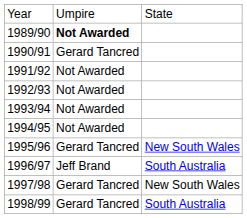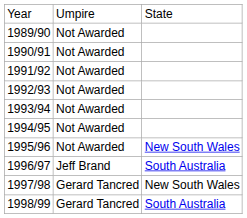(93, 33) bold -> (90, 33) normal
(98, 52) Gerard Tancred -> (90, 52) Not Awarded
(98, 147) Gerard Tancred -> (90, 147) Not Awarded
